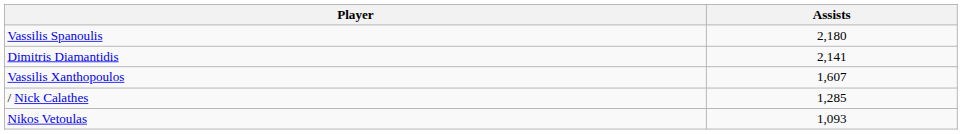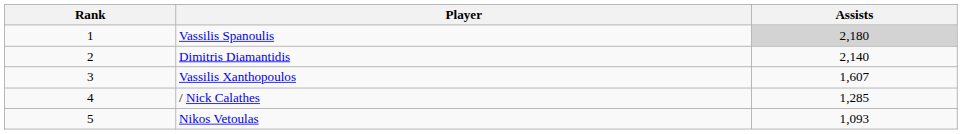+ column: (90, 14)
(832, 35) no background -> (854, 35) lightgrey background
(832, 56) 2,141 -> (854, 56) 2,140
